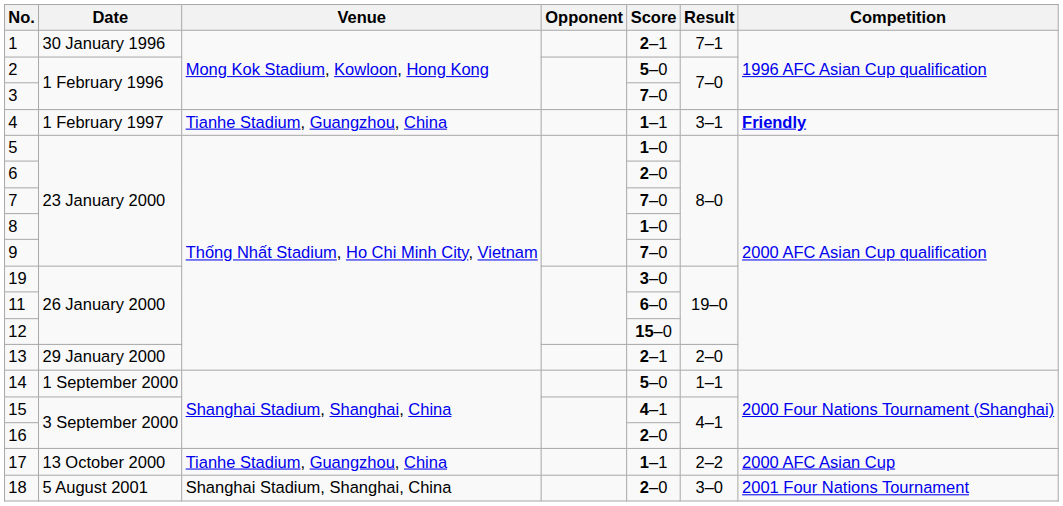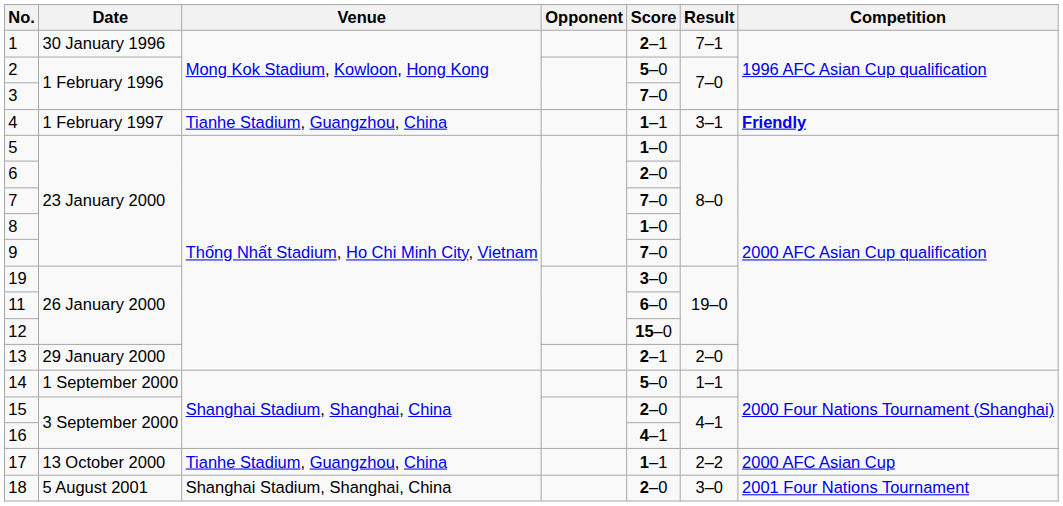(654, 409) 4–1 -> (654, 409) 2–0
(654, 435) 2–0 -> (654, 435) 4–1
